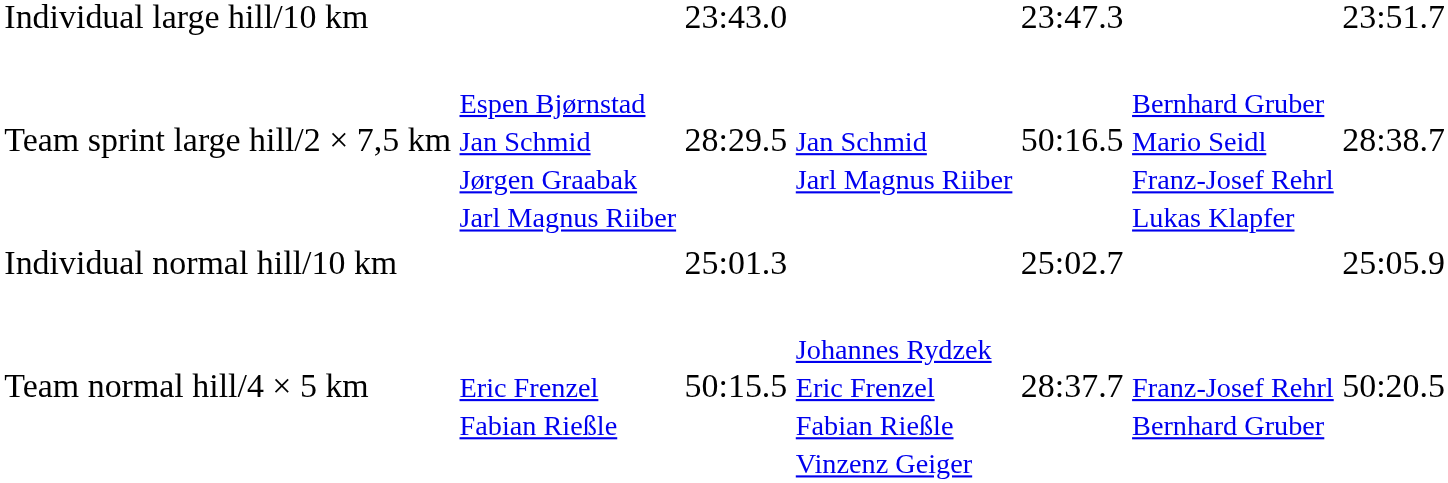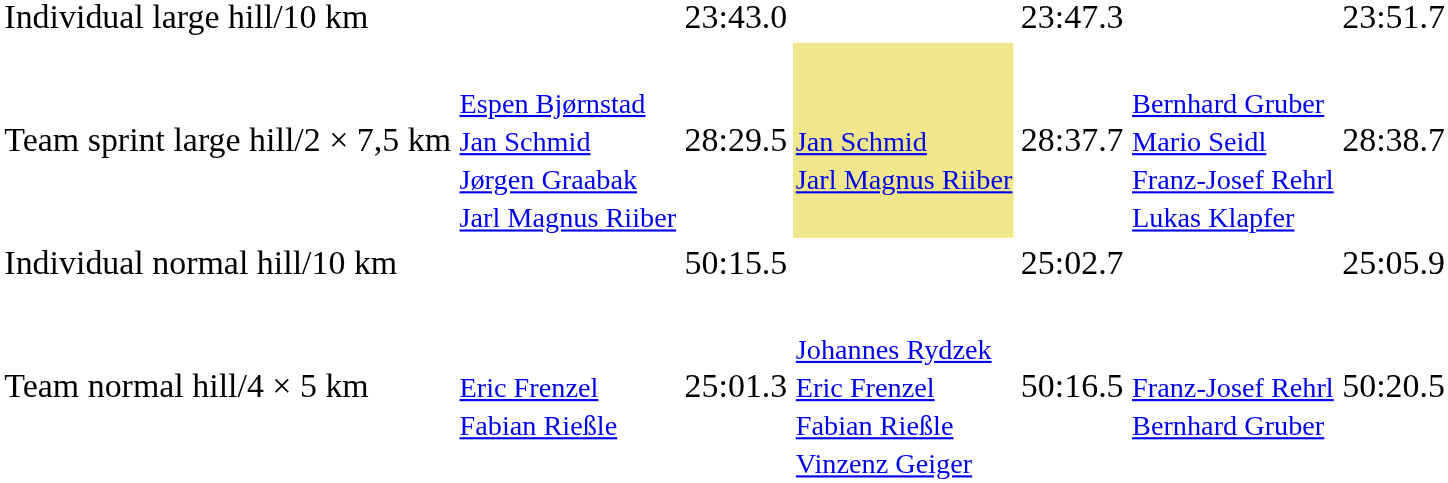(904, 161) no background -> (904, 161) khaki background
(1072, 139) 50:16.5 -> (1072, 139) 28:37.7
(736, 262) 25:01.3 -> (736, 262) 50:15.5
(736, 385) 50:15.5 -> (736, 385) 25:01.3
(1072, 385) 28:37.7 -> (1072, 385) 50:16.5
